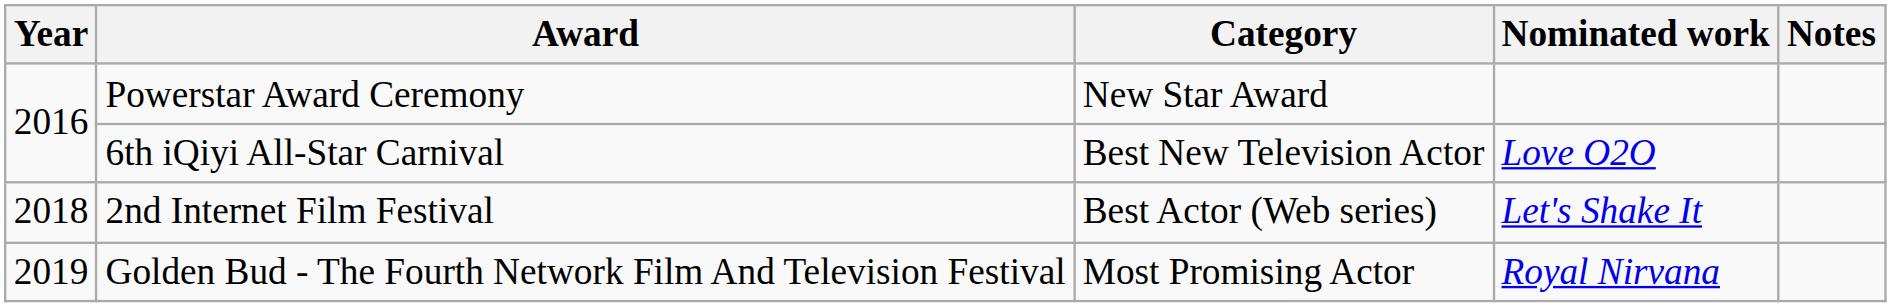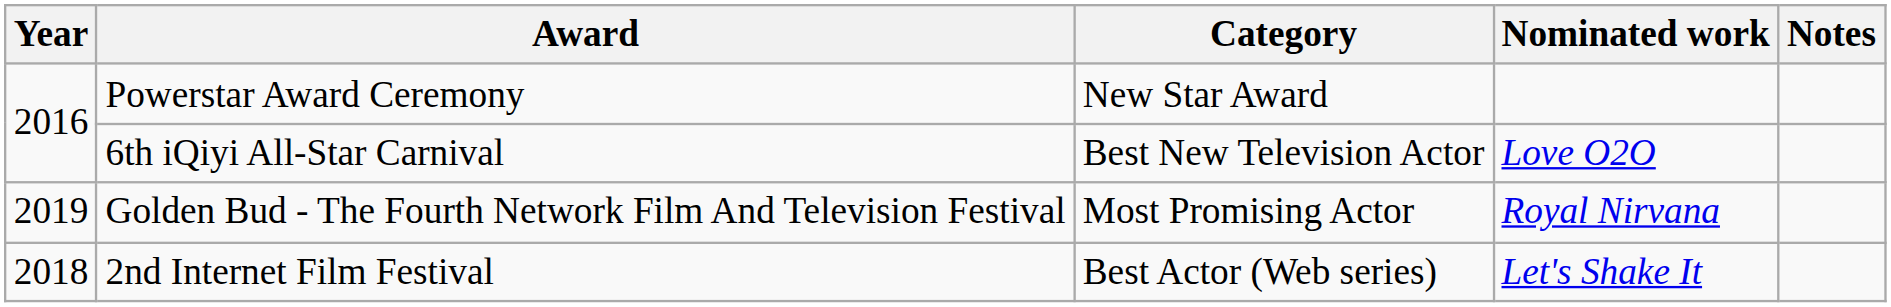rows swapped: (300, 211) <-> (586, 270)
